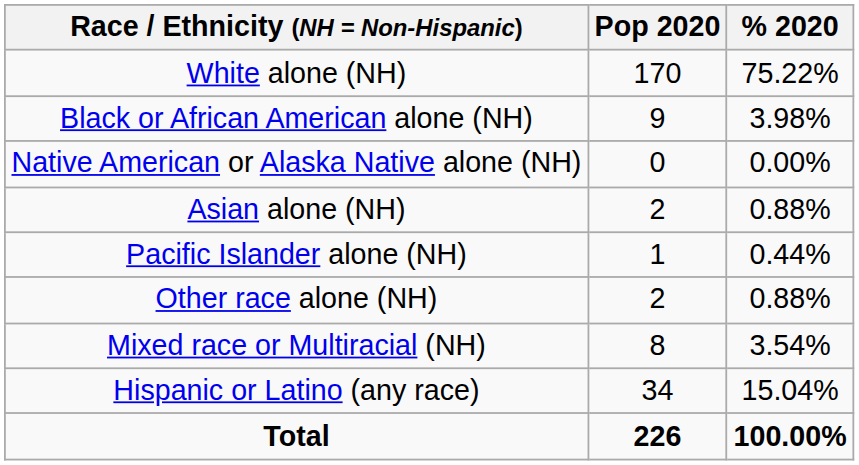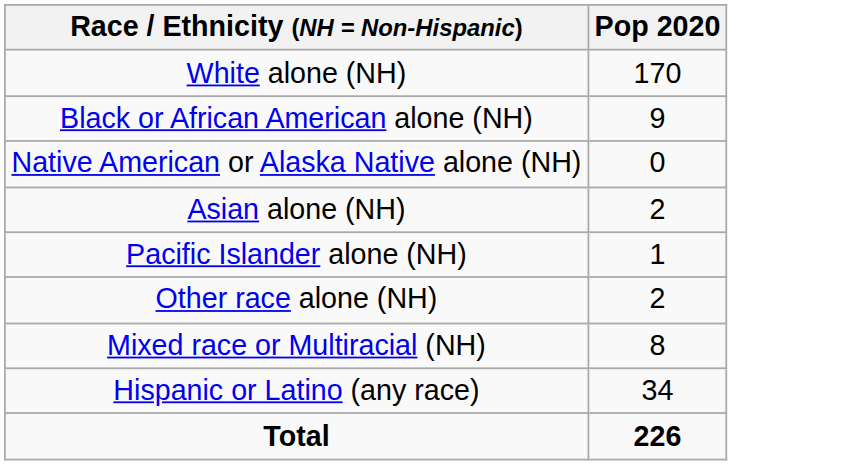- column: (790, 27)
